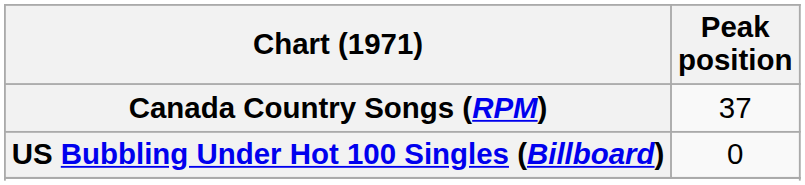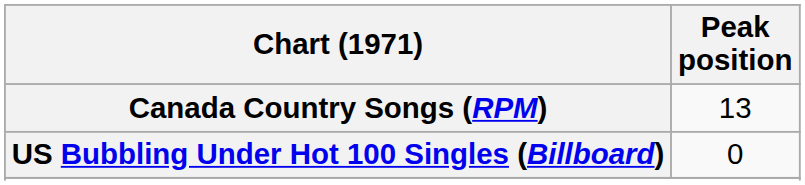(735, 107) 37 -> (735, 107) 13
